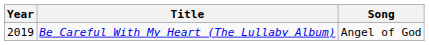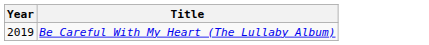- column: (381, 14)
